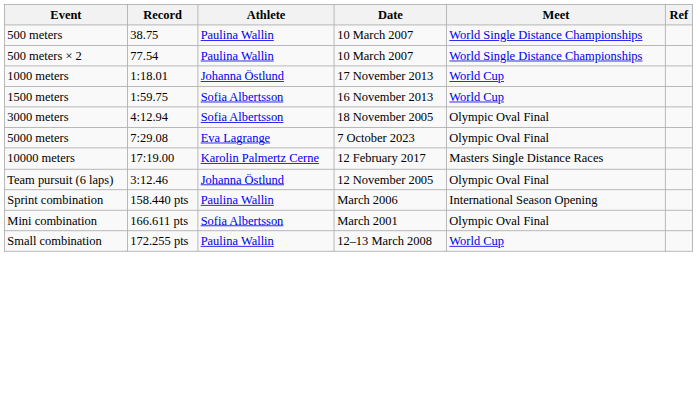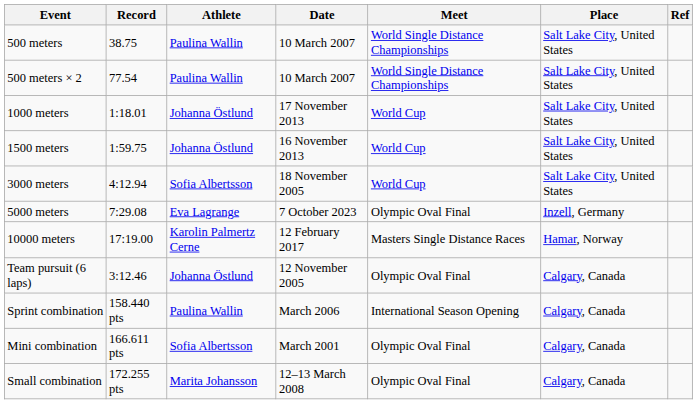+ column: (604, 14)
(242, 97) Sofia Albertsson -> (211, 148) Johanna Östlund
(499, 117) Olympic Oval Final -> (398, 184) World Cup
(237, 241) Paulina Wallin -> (213, 381) Marita Johansson
(477, 241) World Cup -> (421, 381) Olympic Oval Final
